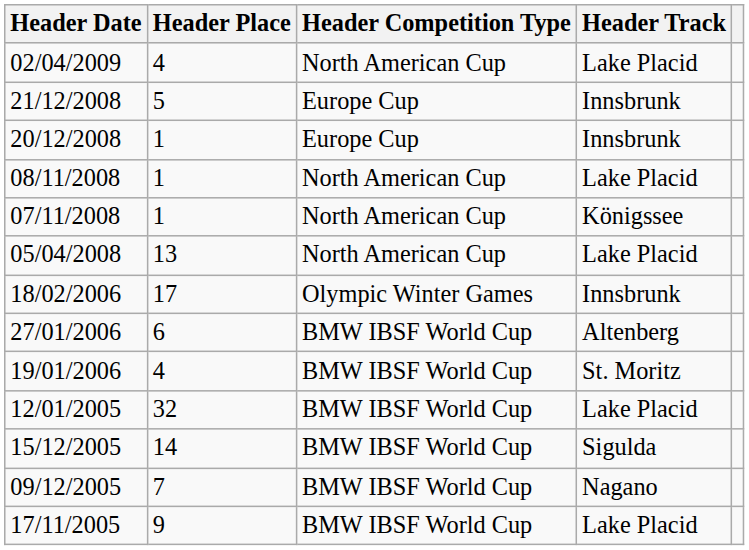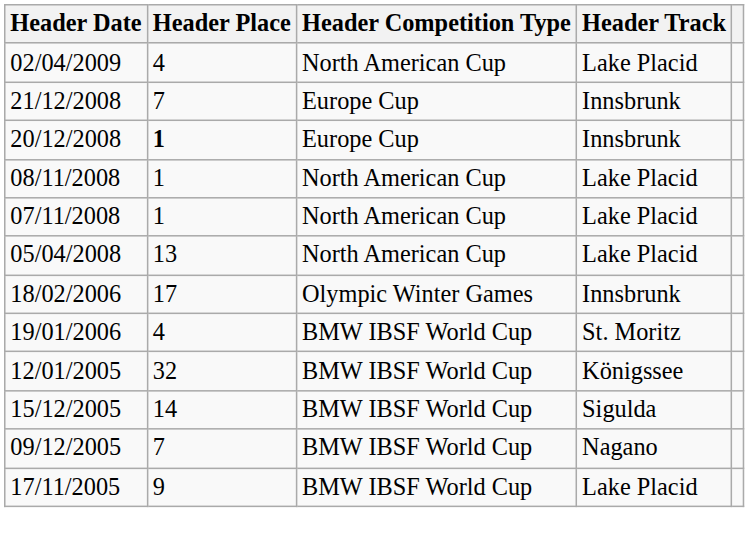(159, 100) 5 -> (159, 100) 7
(159, 139) normal -> (159, 139) bold
(633, 216) Königssee -> (640, 216) Lake Placid
- row: (66, 332)
(640, 409) Lake Placid -> (633, 370) Königssee
